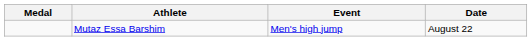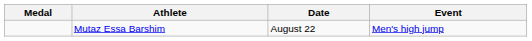columns swapped: (347, 13) <-> (476, 13)
